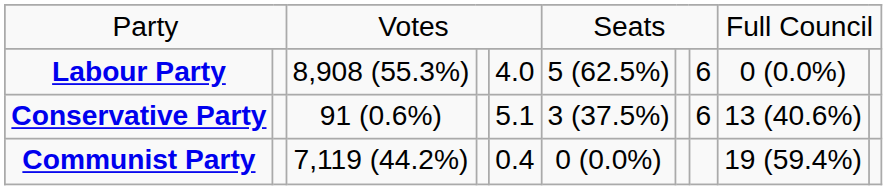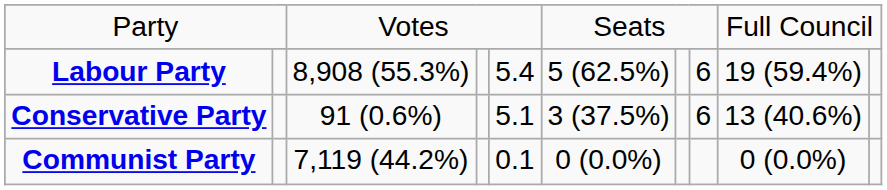(515, 71) 4.0 -> (515, 71) 5.4
(793, 71) 0 (0.0%) -> (793, 71) 19 (59.4%)
(515, 160) 0.4 -> (515, 160) 0.1
(793, 160) 19 (59.4%) -> (793, 160) 0 (0.0%)
